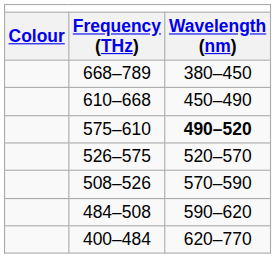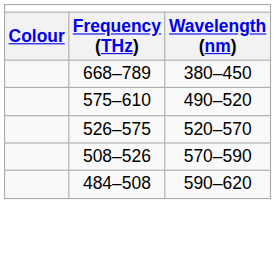- row: (117, 101)
(218, 128) bold -> (218, 101) normal
- row: (117, 239)
